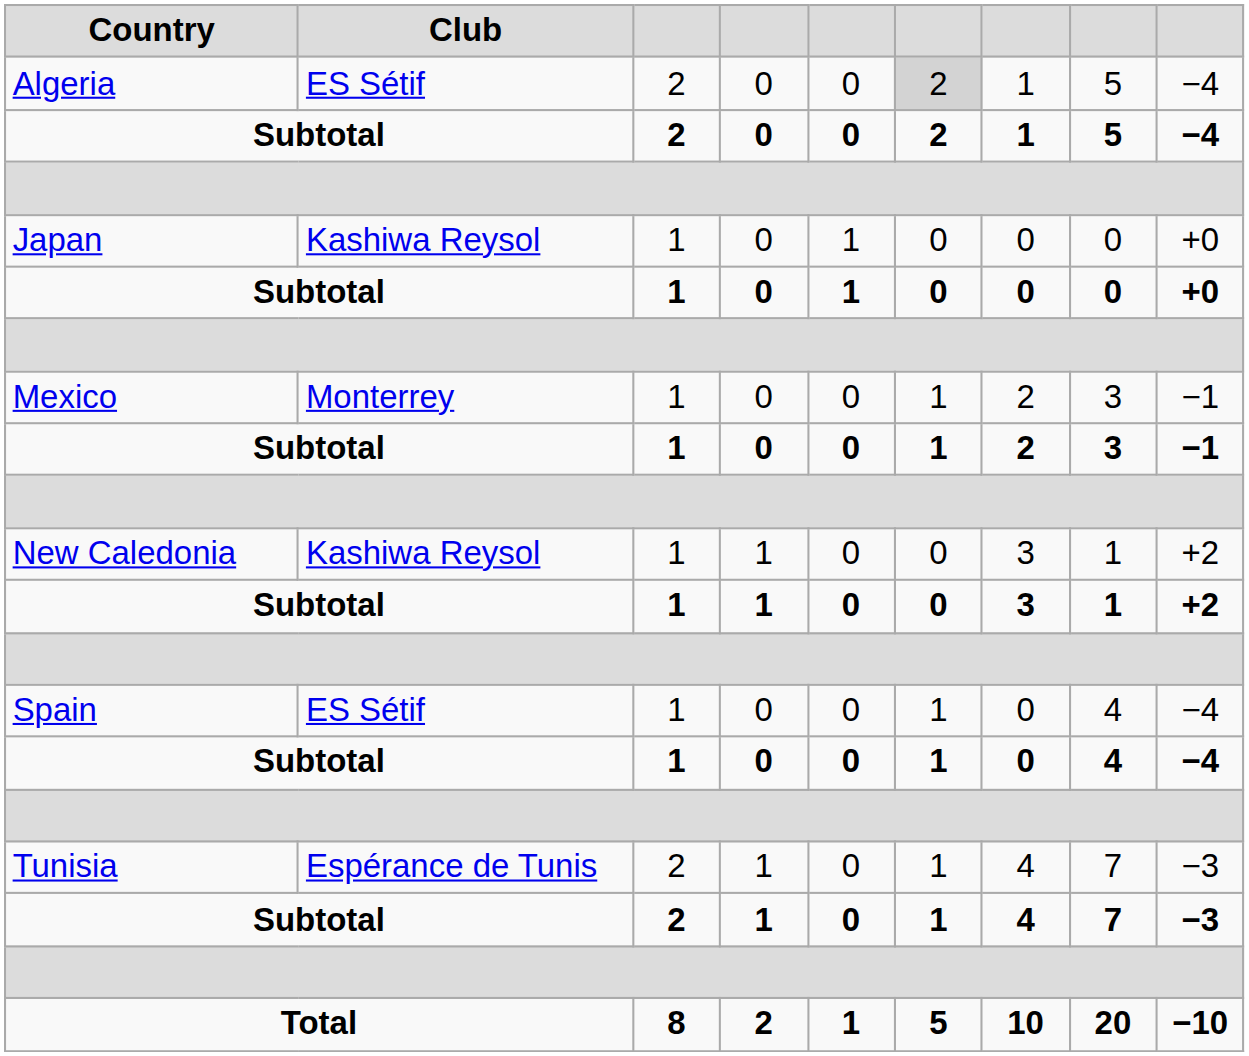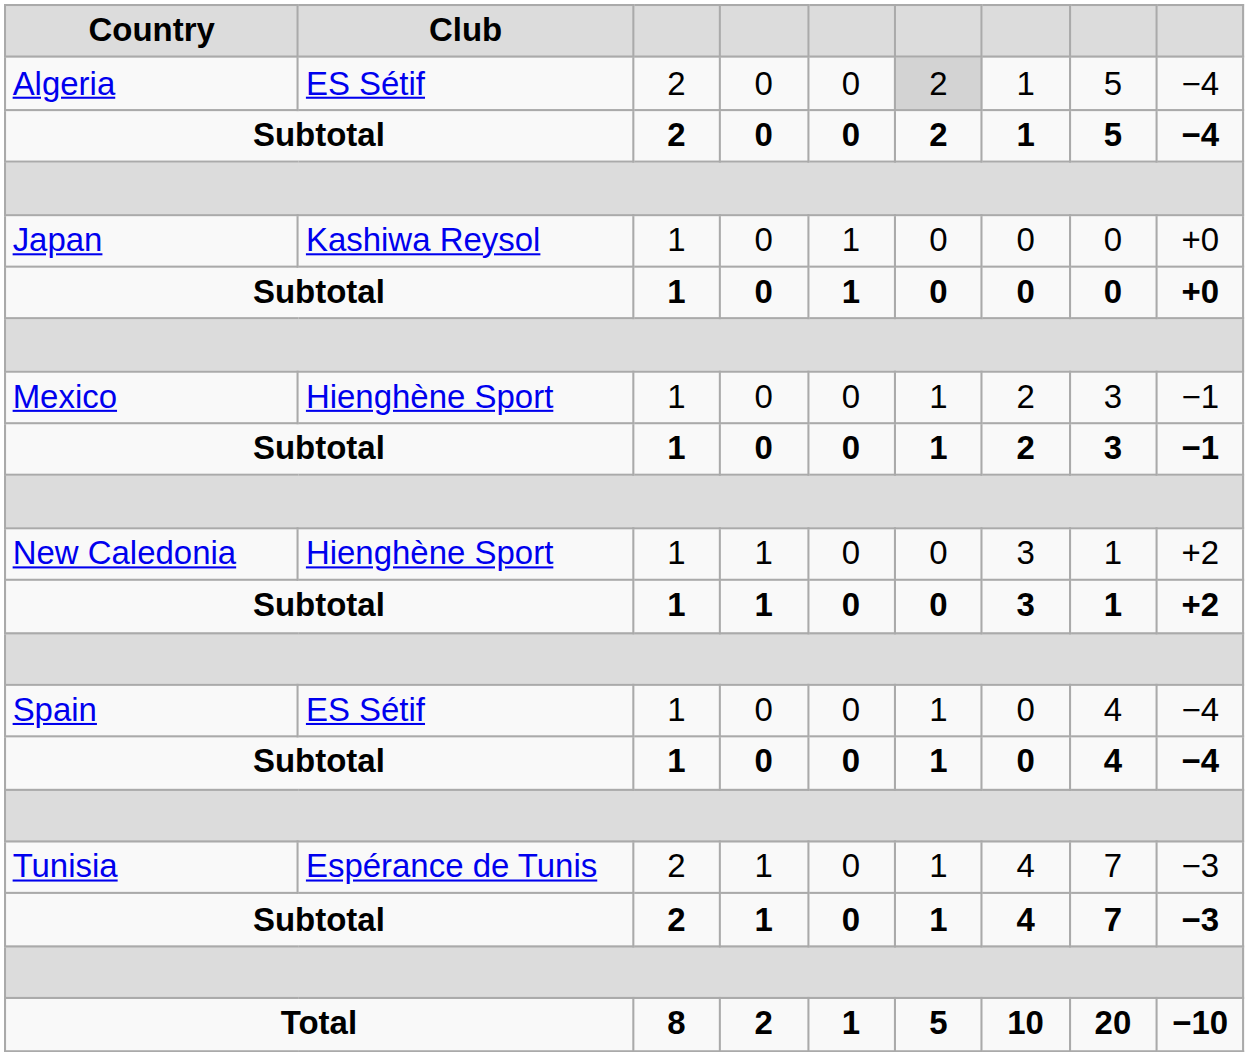(380, 396) Monterrey -> (430, 396) Hienghène Sport
(423, 553) Kashiwa Reysol -> (430, 553) Hienghène Sport
